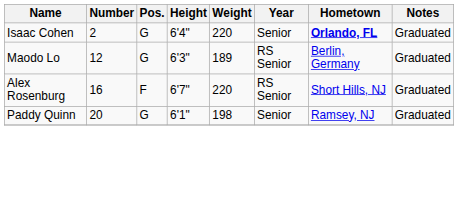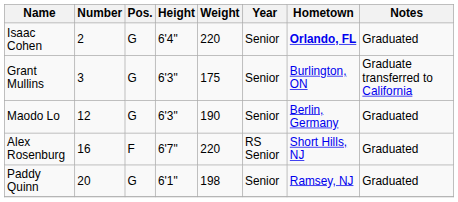+ row: (26, 78)
(222, 58) 189 -> (210, 116) 190
(274, 58) RS Senior -> (262, 116) Senior
